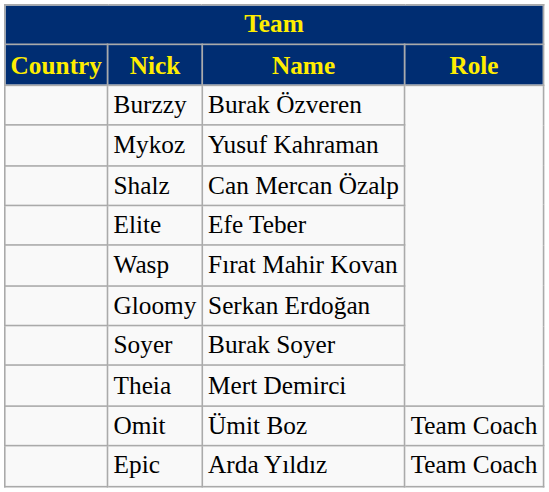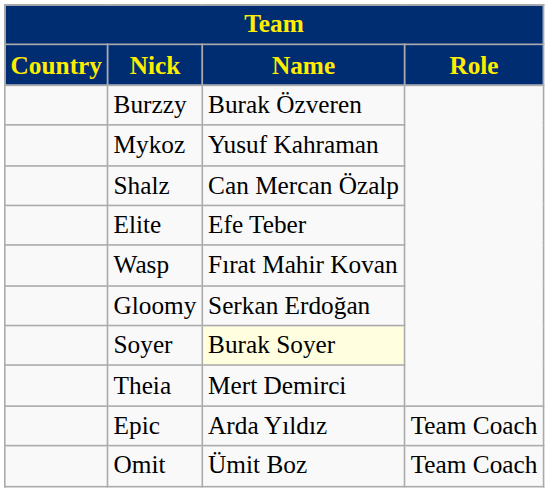(272, 345) no background -> (272, 345) lightyellow background
rows swapped: (140, 425) <-> (137, 465)
